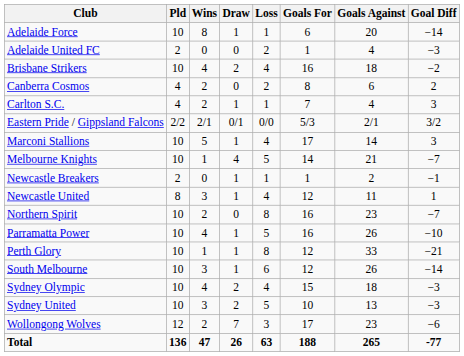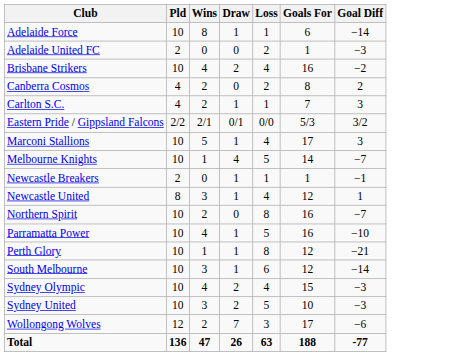- column: (371, 13)
